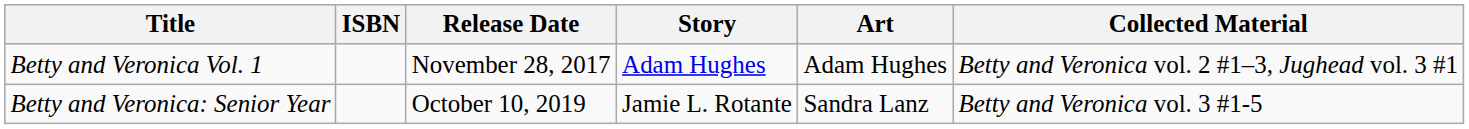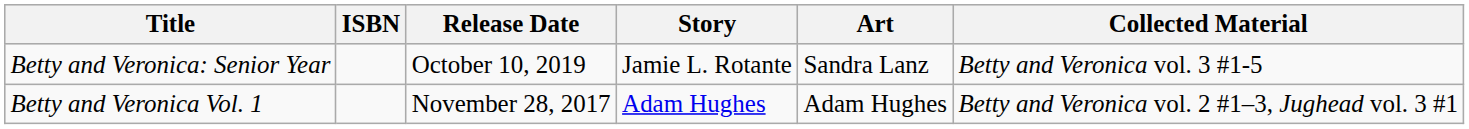rows swapped: (137, 63) <-> (170, 103)
